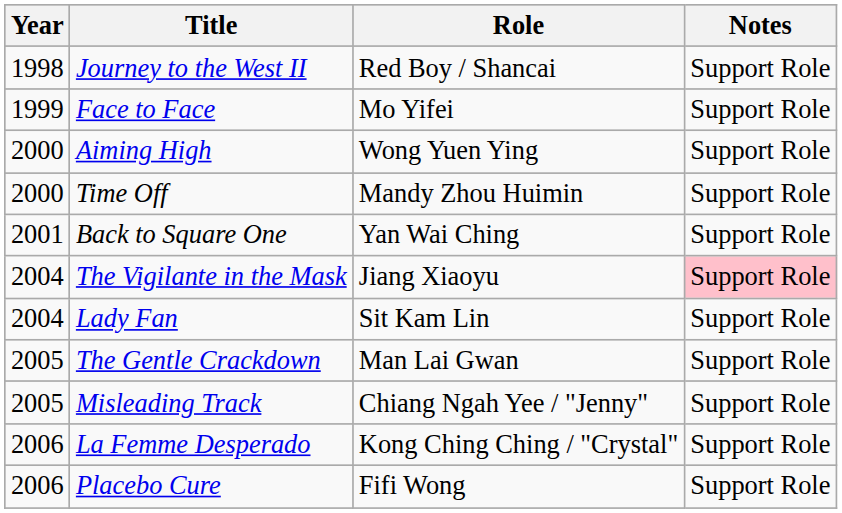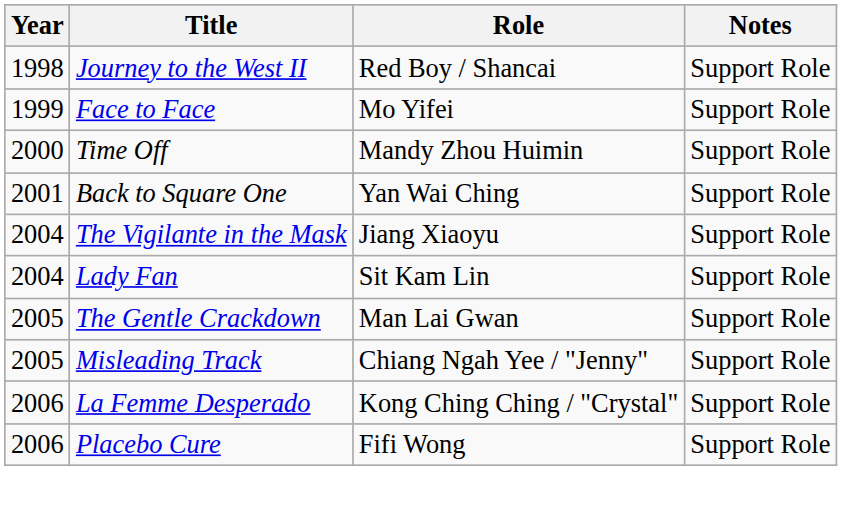- row: (144, 151)
(760, 276) pink background -> (760, 234) no background
